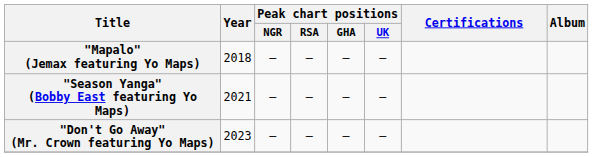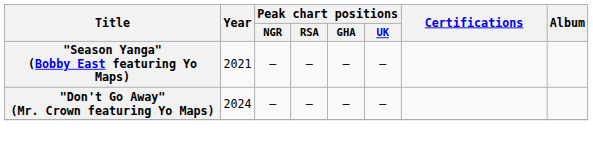- row: (113, 57)
(237, 136) 2023 -> (237, 104) 2024
